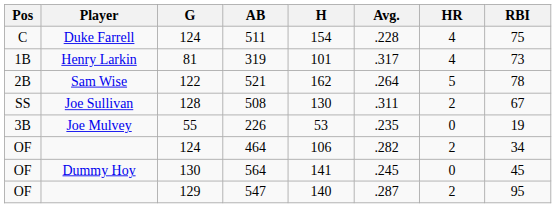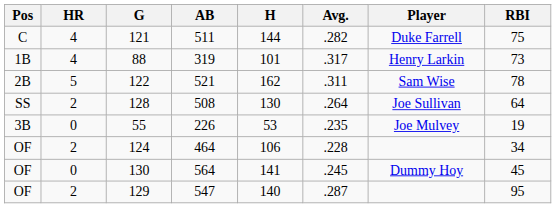columns swapped: (99, 15) <-> (452, 15)
(190, 37) 124 -> (139, 37) 121
(321, 37) 154 -> (270, 37) 144
(387, 37) .228 -> (336, 37) .282
(190, 59) 81 -> (139, 59) 88
(387, 81) .264 -> (336, 81) .311
(387, 103) .311 -> (336, 103) .264
(518, 103) 67 -> (518, 103) 64
(387, 147) .282 -> (336, 147) .228
